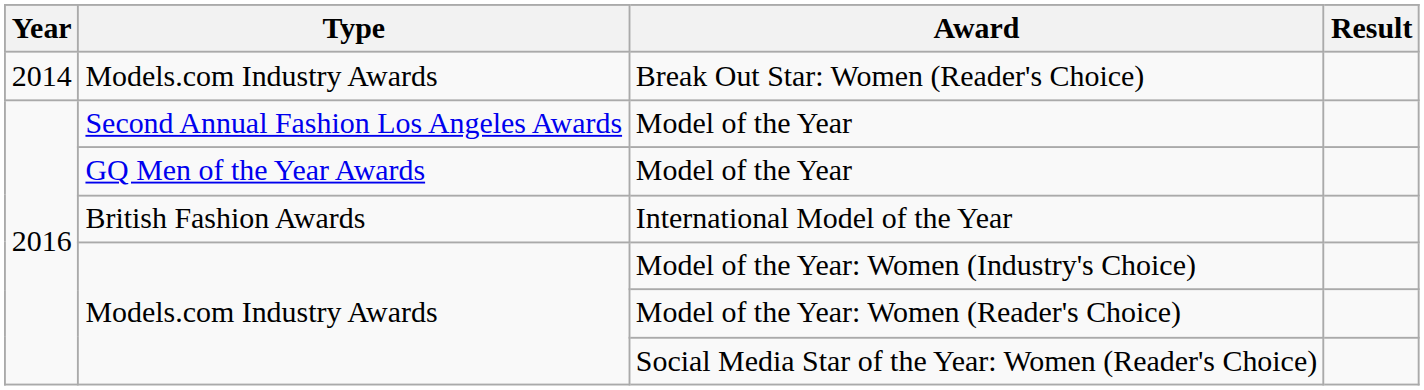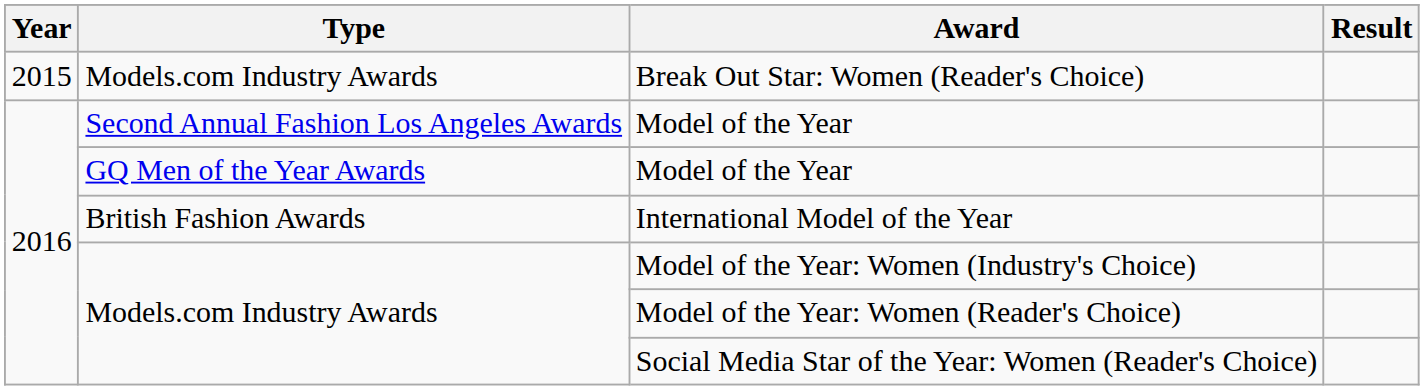(42, 75) 2014 -> (42, 75) 2015
